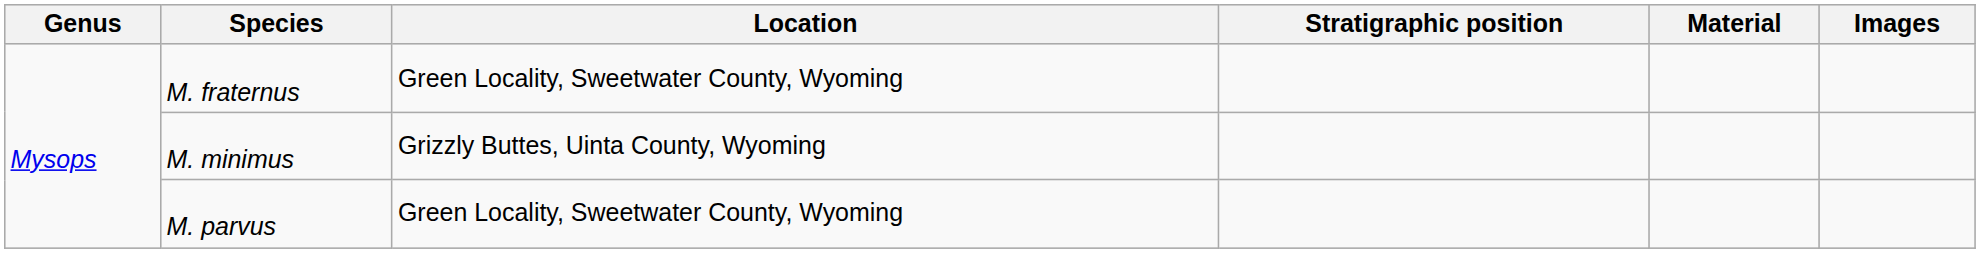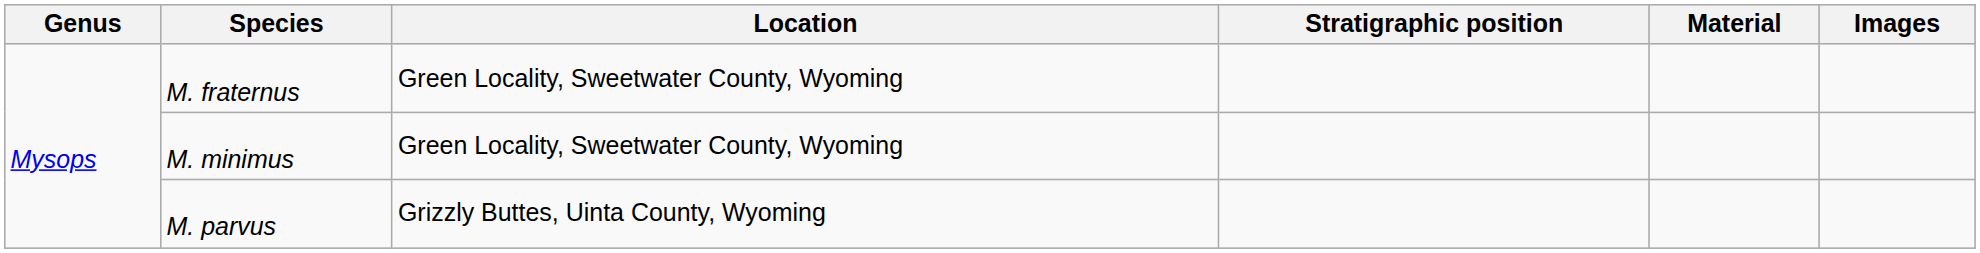(612, 145) Grizzly Buttes, Uinta County, Wyoming -> (650, 145) Green Locality, Sweetwater County, Wyoming
(650, 213) Green Locality, Sweetwater County, Wyoming -> (612, 213) Grizzly Buttes, Uinta County, Wyoming
